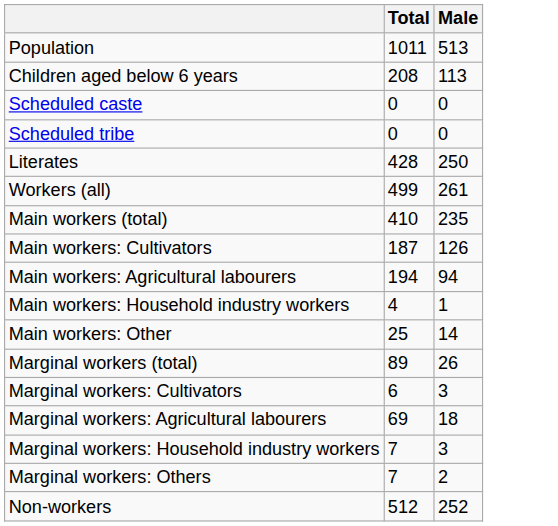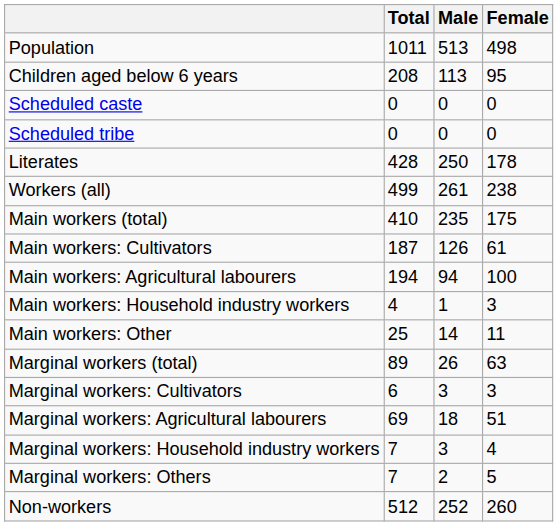+ column: (518, 18)
